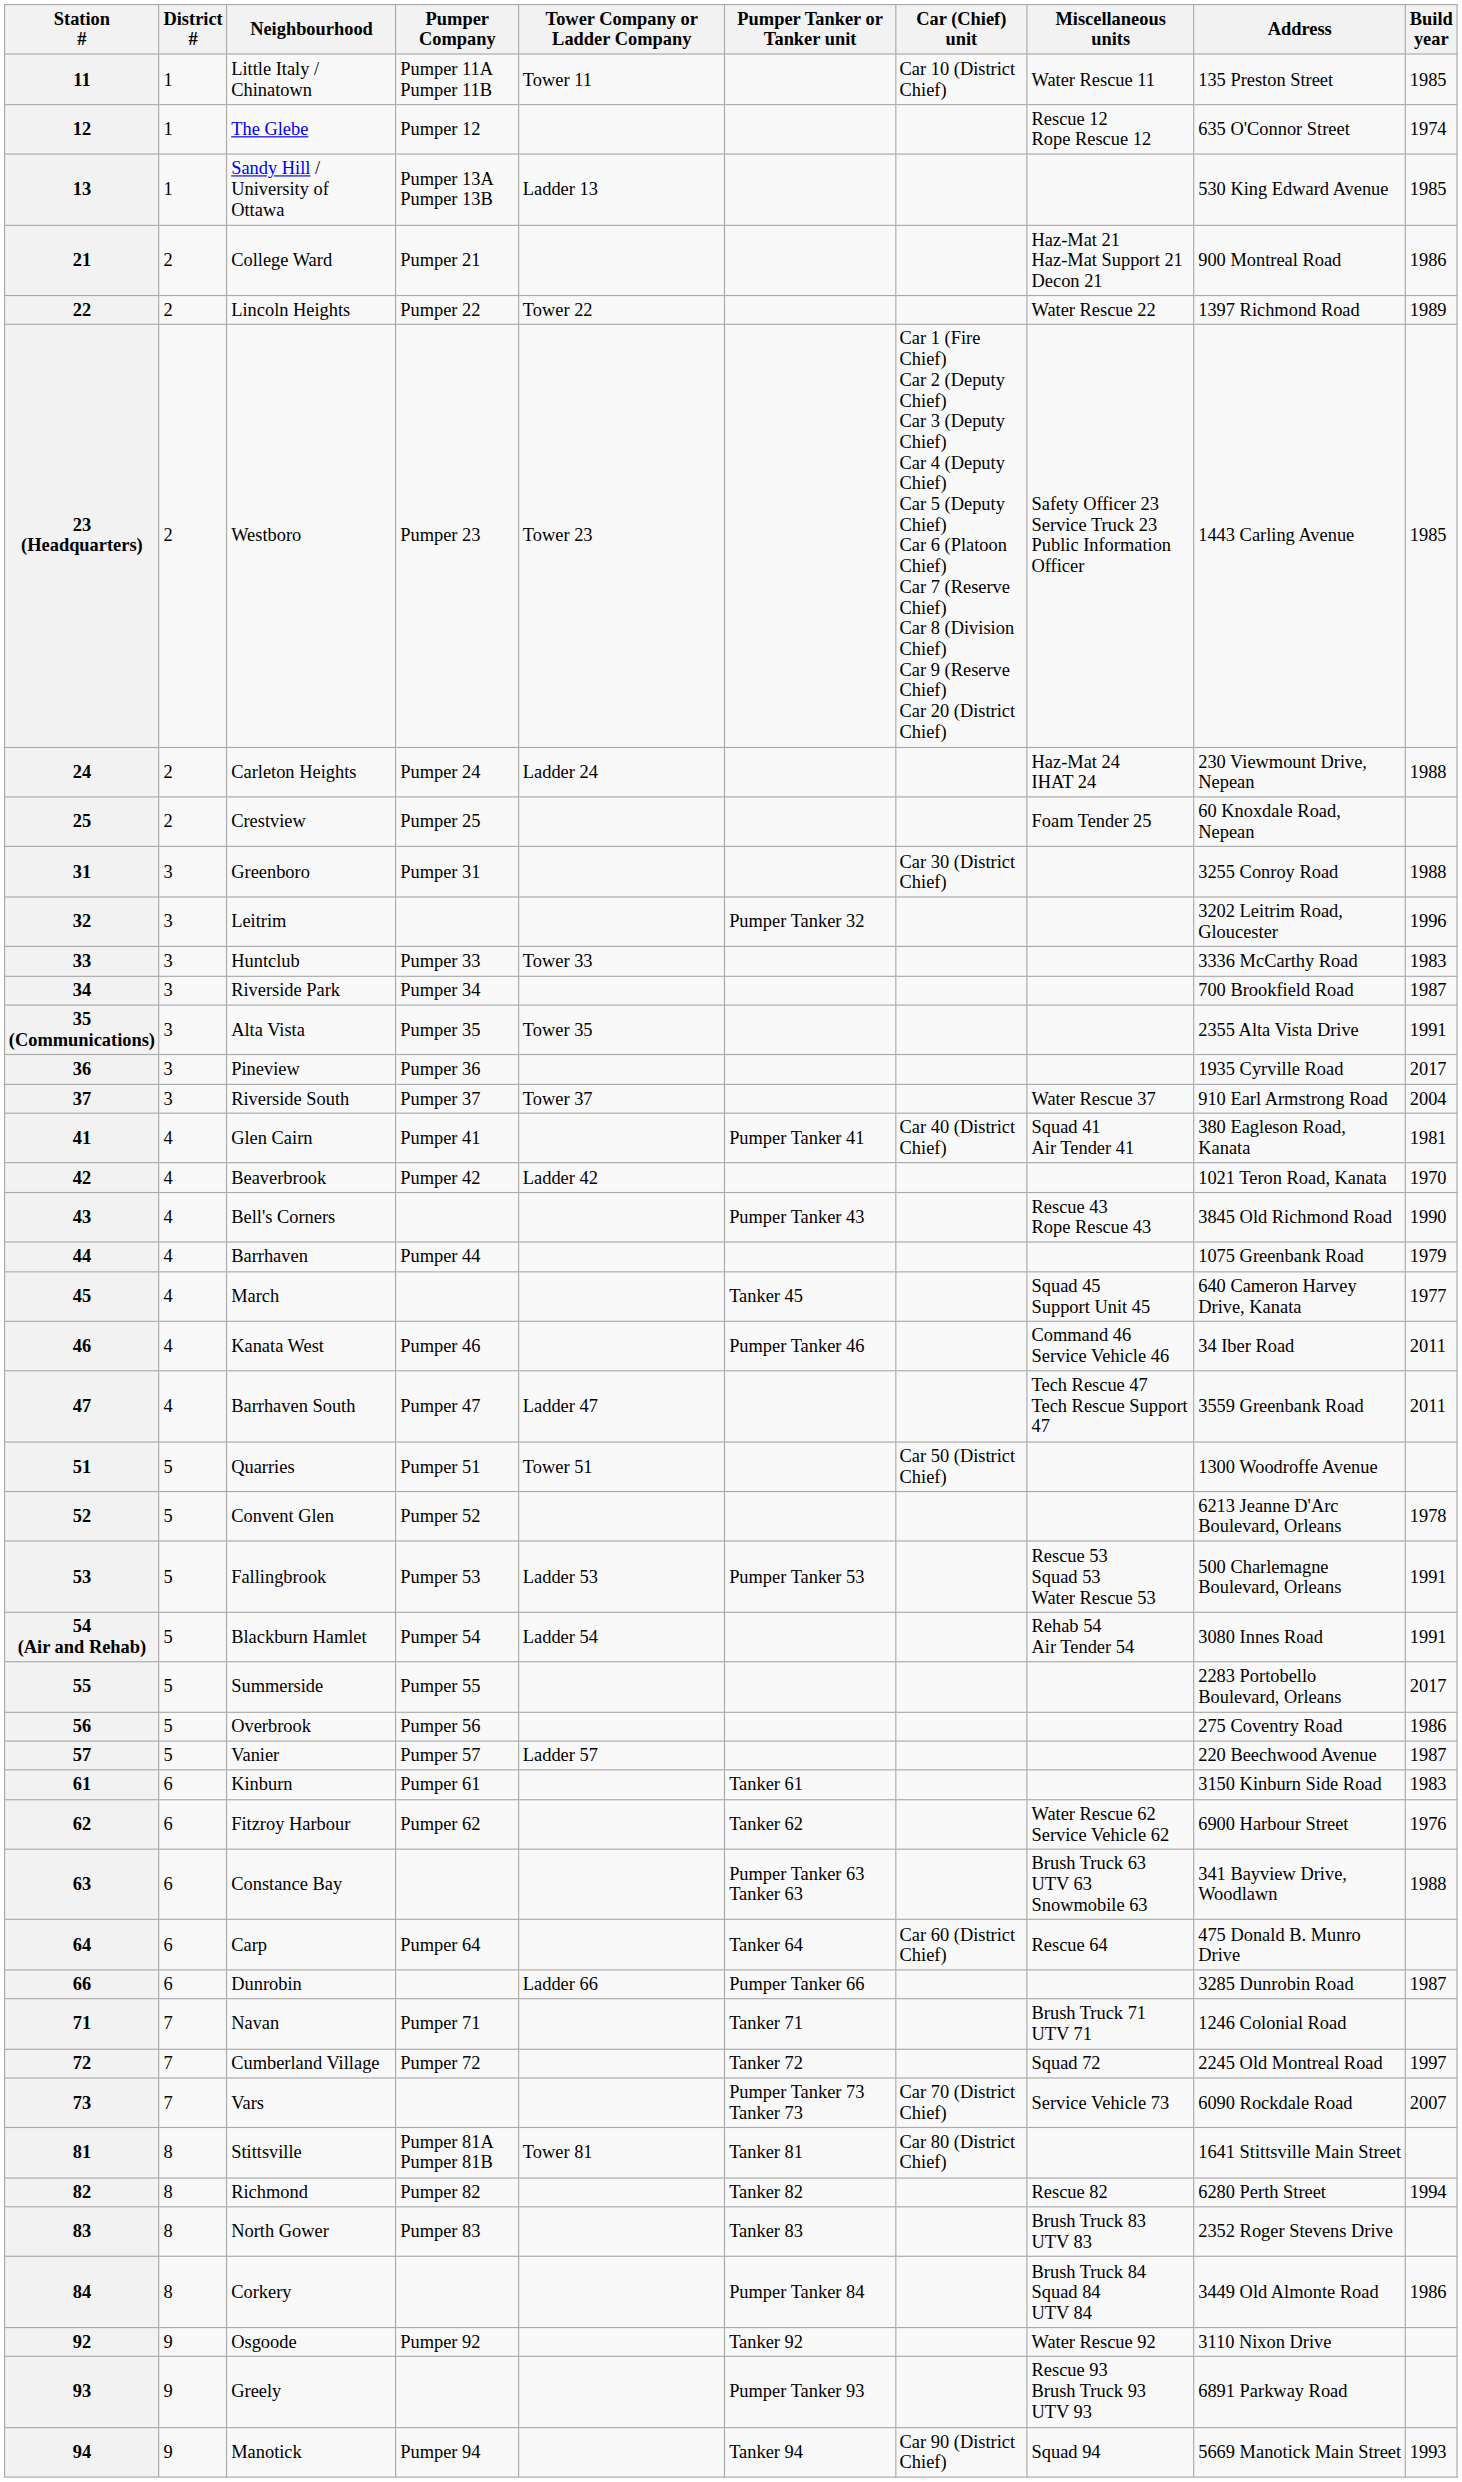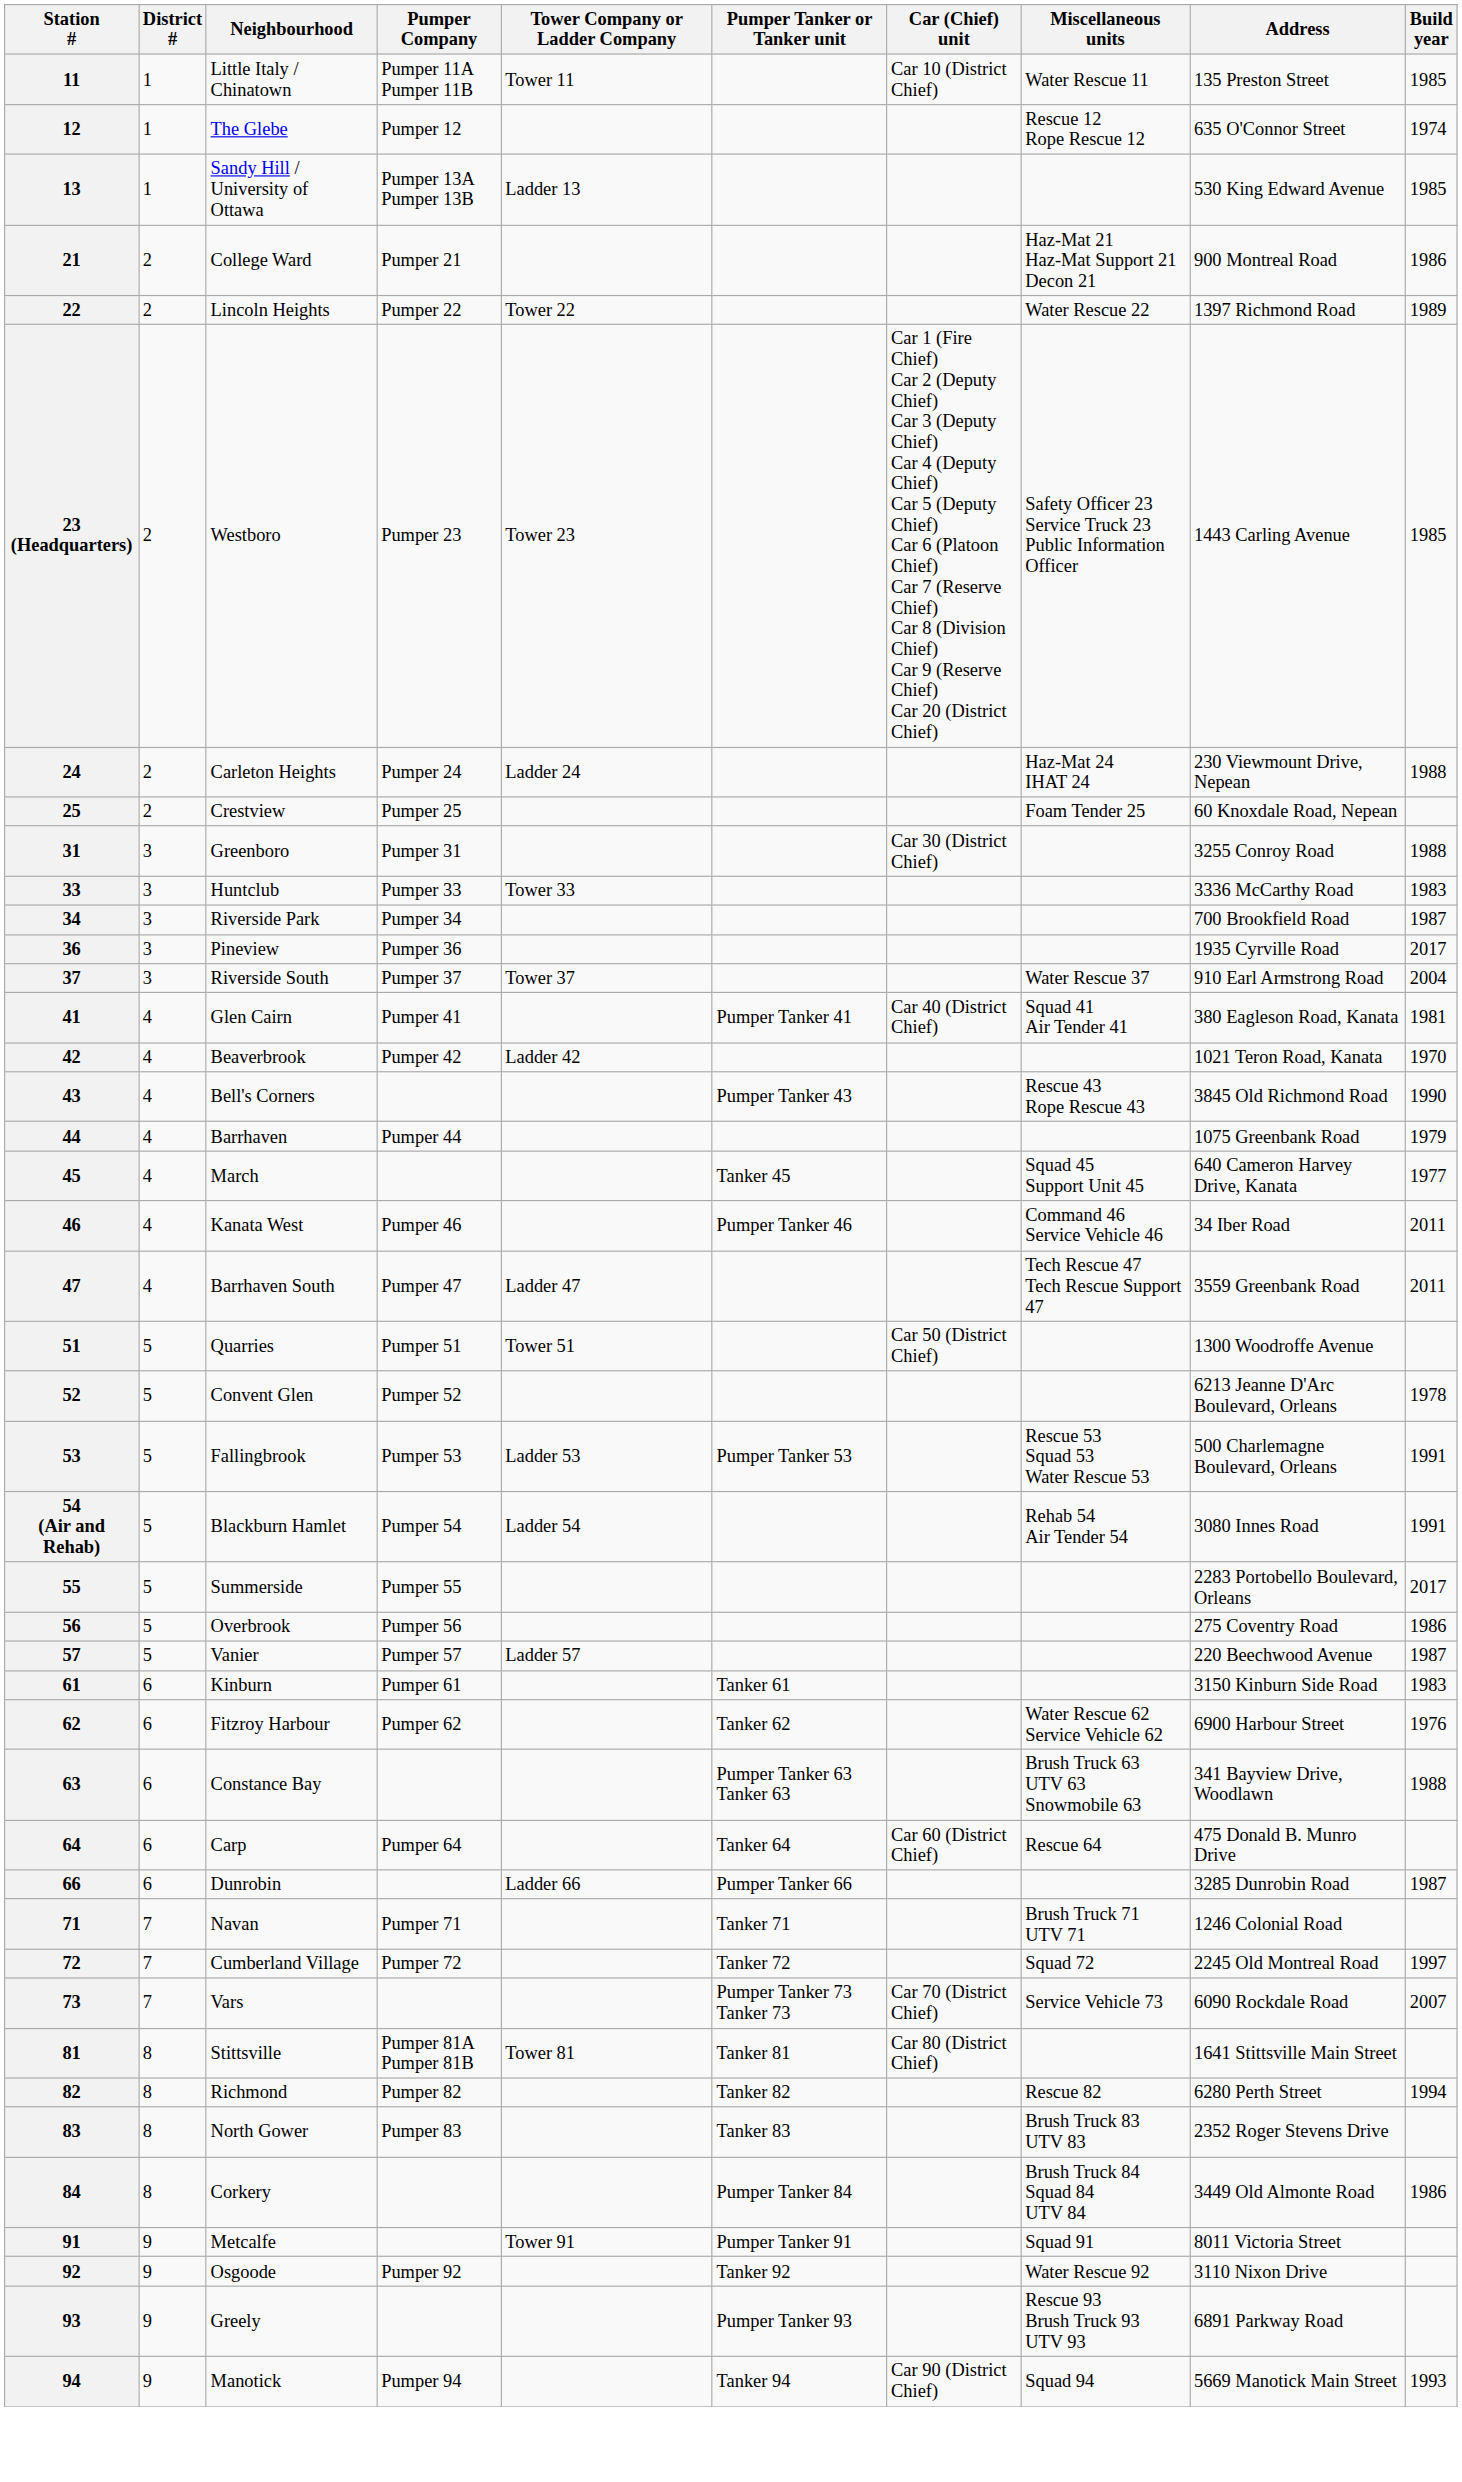- row: (82, 921)
- row: (82, 1029)
+ row: (72, 2242)
